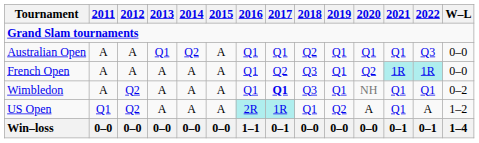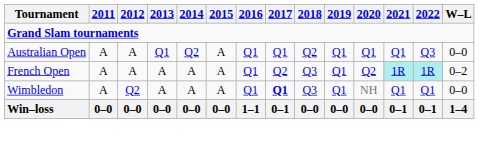(458, 71) 0–0 -> (458, 71) 0–2
(458, 90) 0–2 -> (458, 90) 0–0
- row: (29, 109)
